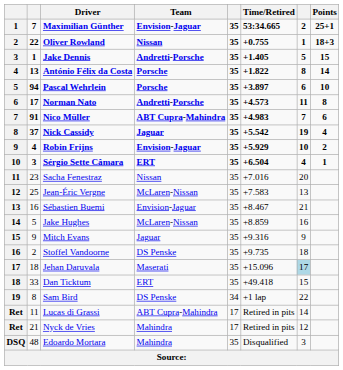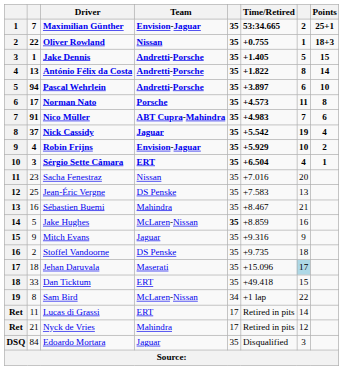(152, 71) Porsche -> (170, 71) Andretti-Porsche
(152, 86) Porsche -> (170, 86) Andretti-Porsche
(170, 101) Andretti-Porsche -> (152, 101) Porsche
(167, 192) McLaren-Nissan -> (156, 192) DS Penske
(166, 207) Envision-Jaguar -> (154, 207) Mahindra
(234, 222) normal -> (234, 222) bold
(156, 297) DS Penske -> (167, 297) McLaren-Nissan
(177, 312) ABT Cupra-Mahindra -> (145, 312) ERT
(34, 342) 48 -> (34, 342) 84
(154, 342) Mahindra -> (148, 342) Jaguar
